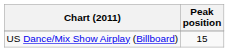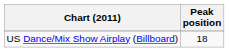(202, 39) 15 -> (202, 39) 18
